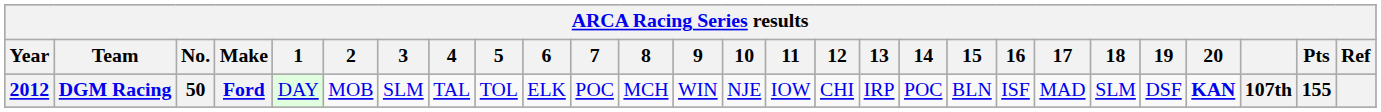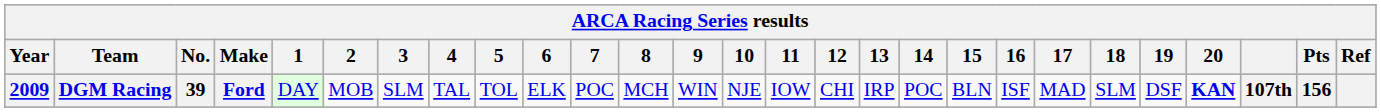(29, 90) 2012 -> (29, 90) 2009
(196, 90) 50 -> (196, 90) 39
(1317, 90) 155 -> (1317, 90) 156
